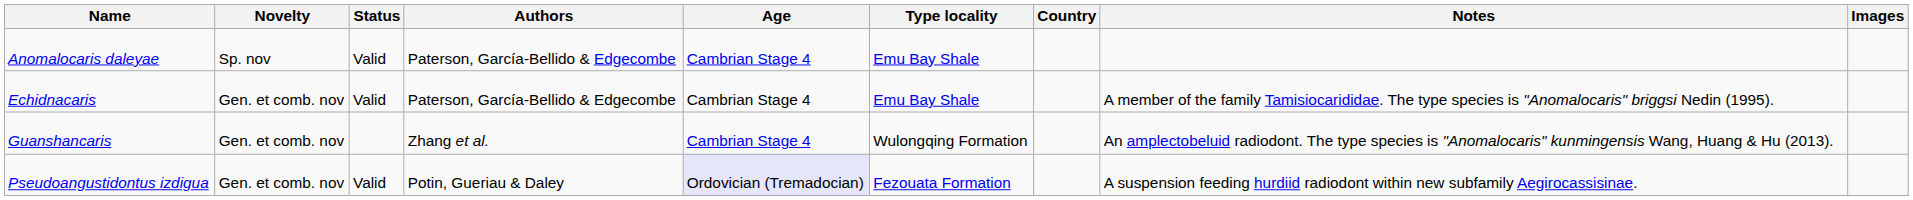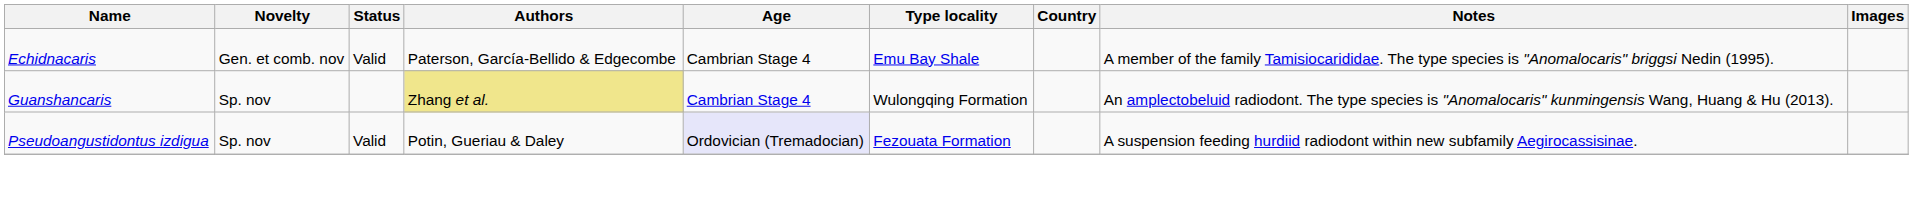- row: (84, 58)
(281, 141) Gen. et comb. nov -> (245, 99) Sp. nov
(448, 141) no background -> (448, 99) khaki background
(281, 183) Gen. et comb. nov -> (245, 141) Sp. nov
